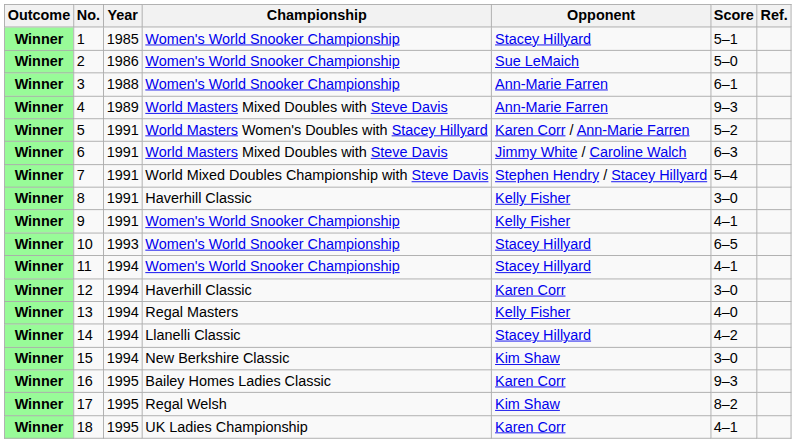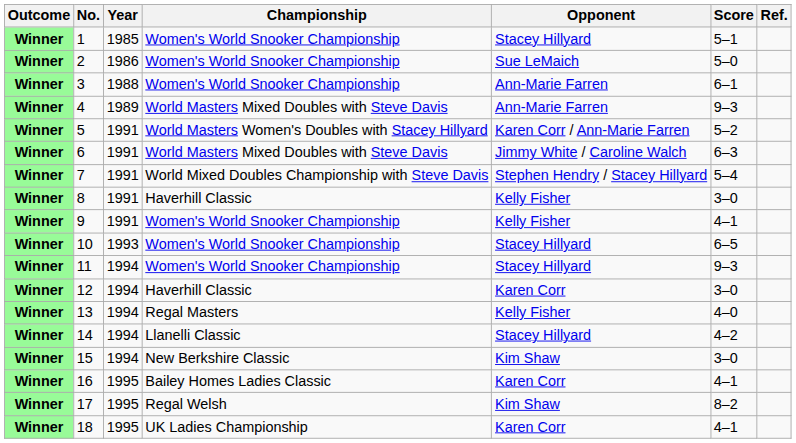(726, 267) 4–1 -> (726, 267) 9–3
(726, 381) 9–3 -> (726, 381) 4–1
